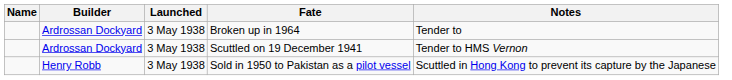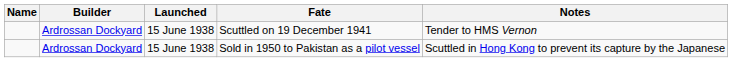- row: (255, 30)
(176, 48) 3 May 1938 -> (181, 30) 15 June 1938
(72, 65) Henry Robb -> (92, 48) Ardrossan Dockyard
(176, 65) 3 May 1938 -> (181, 48) 15 June 1938
